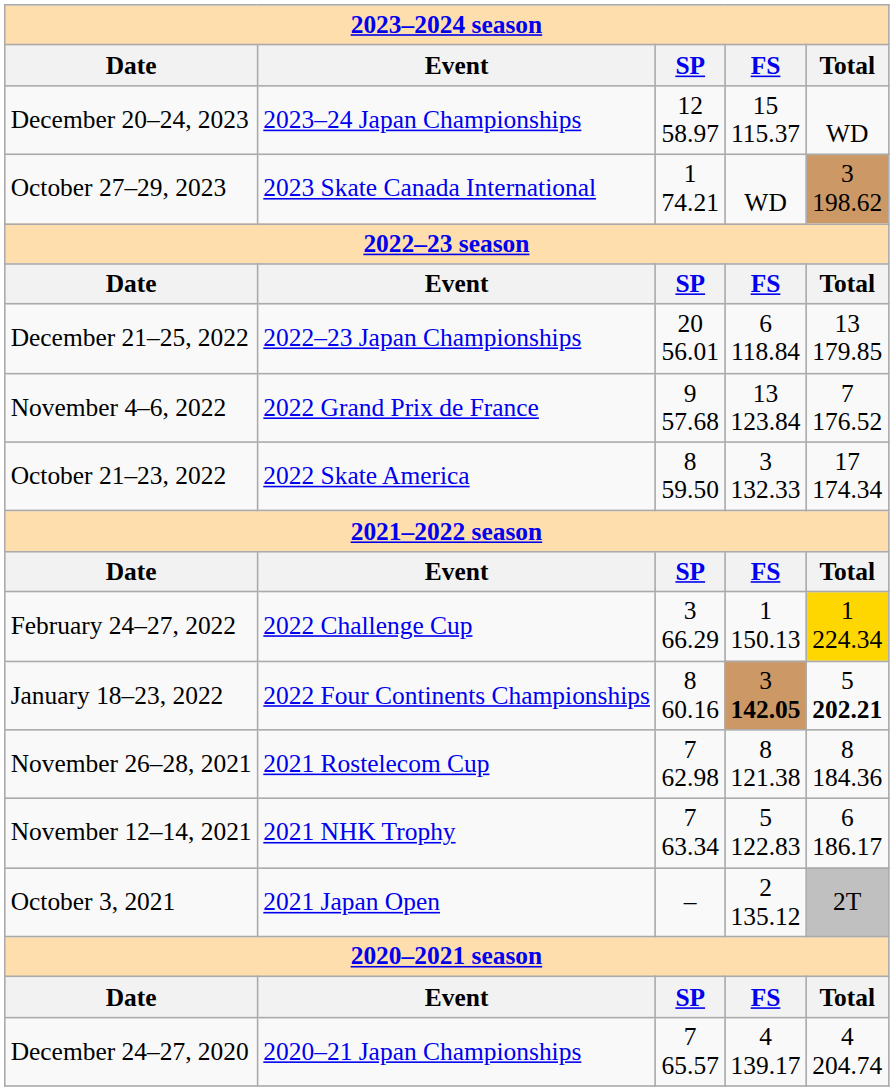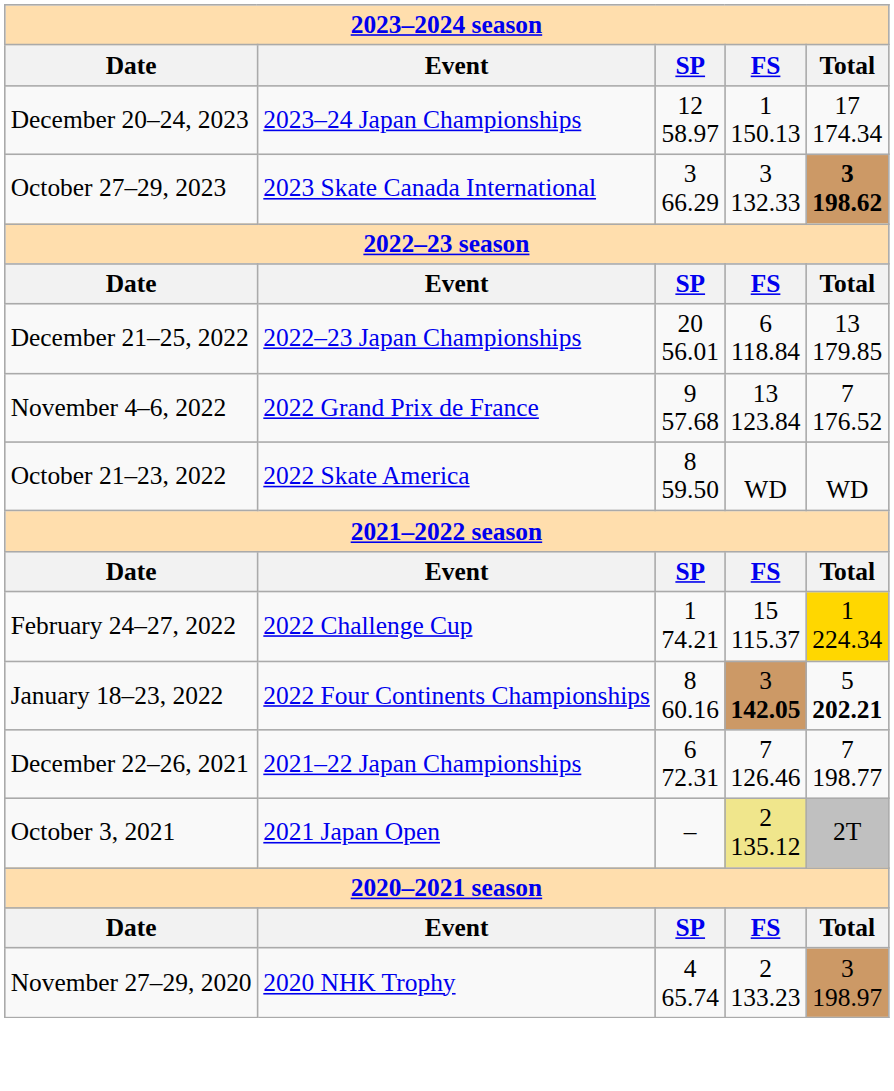(766, 119) 15 115.37 -> (766, 119) 1 150.13
(847, 133) WD -> (847, 119) 17 174.34
(690, 188) 1 74.21 -> (690, 188) 3 66.29
(766, 202) WD -> (766, 188) 3 132.33
(847, 188) normal -> (847, 188) bold
(766, 476) 3 132.33 -> (766, 490) WD
(847, 476) 17 174.34 -> (847, 490) WD
(690, 625) 3 66.29 -> (690, 625) 1 74.21
(766, 625) 1 150.13 -> (766, 625) 15 115.37
+ row: (130, 763)
- row: (131, 763)
- row: (131, 832)
(766, 901) no background -> (766, 832) khaki background
- row: (130, 1051)
+ row: (131, 982)
